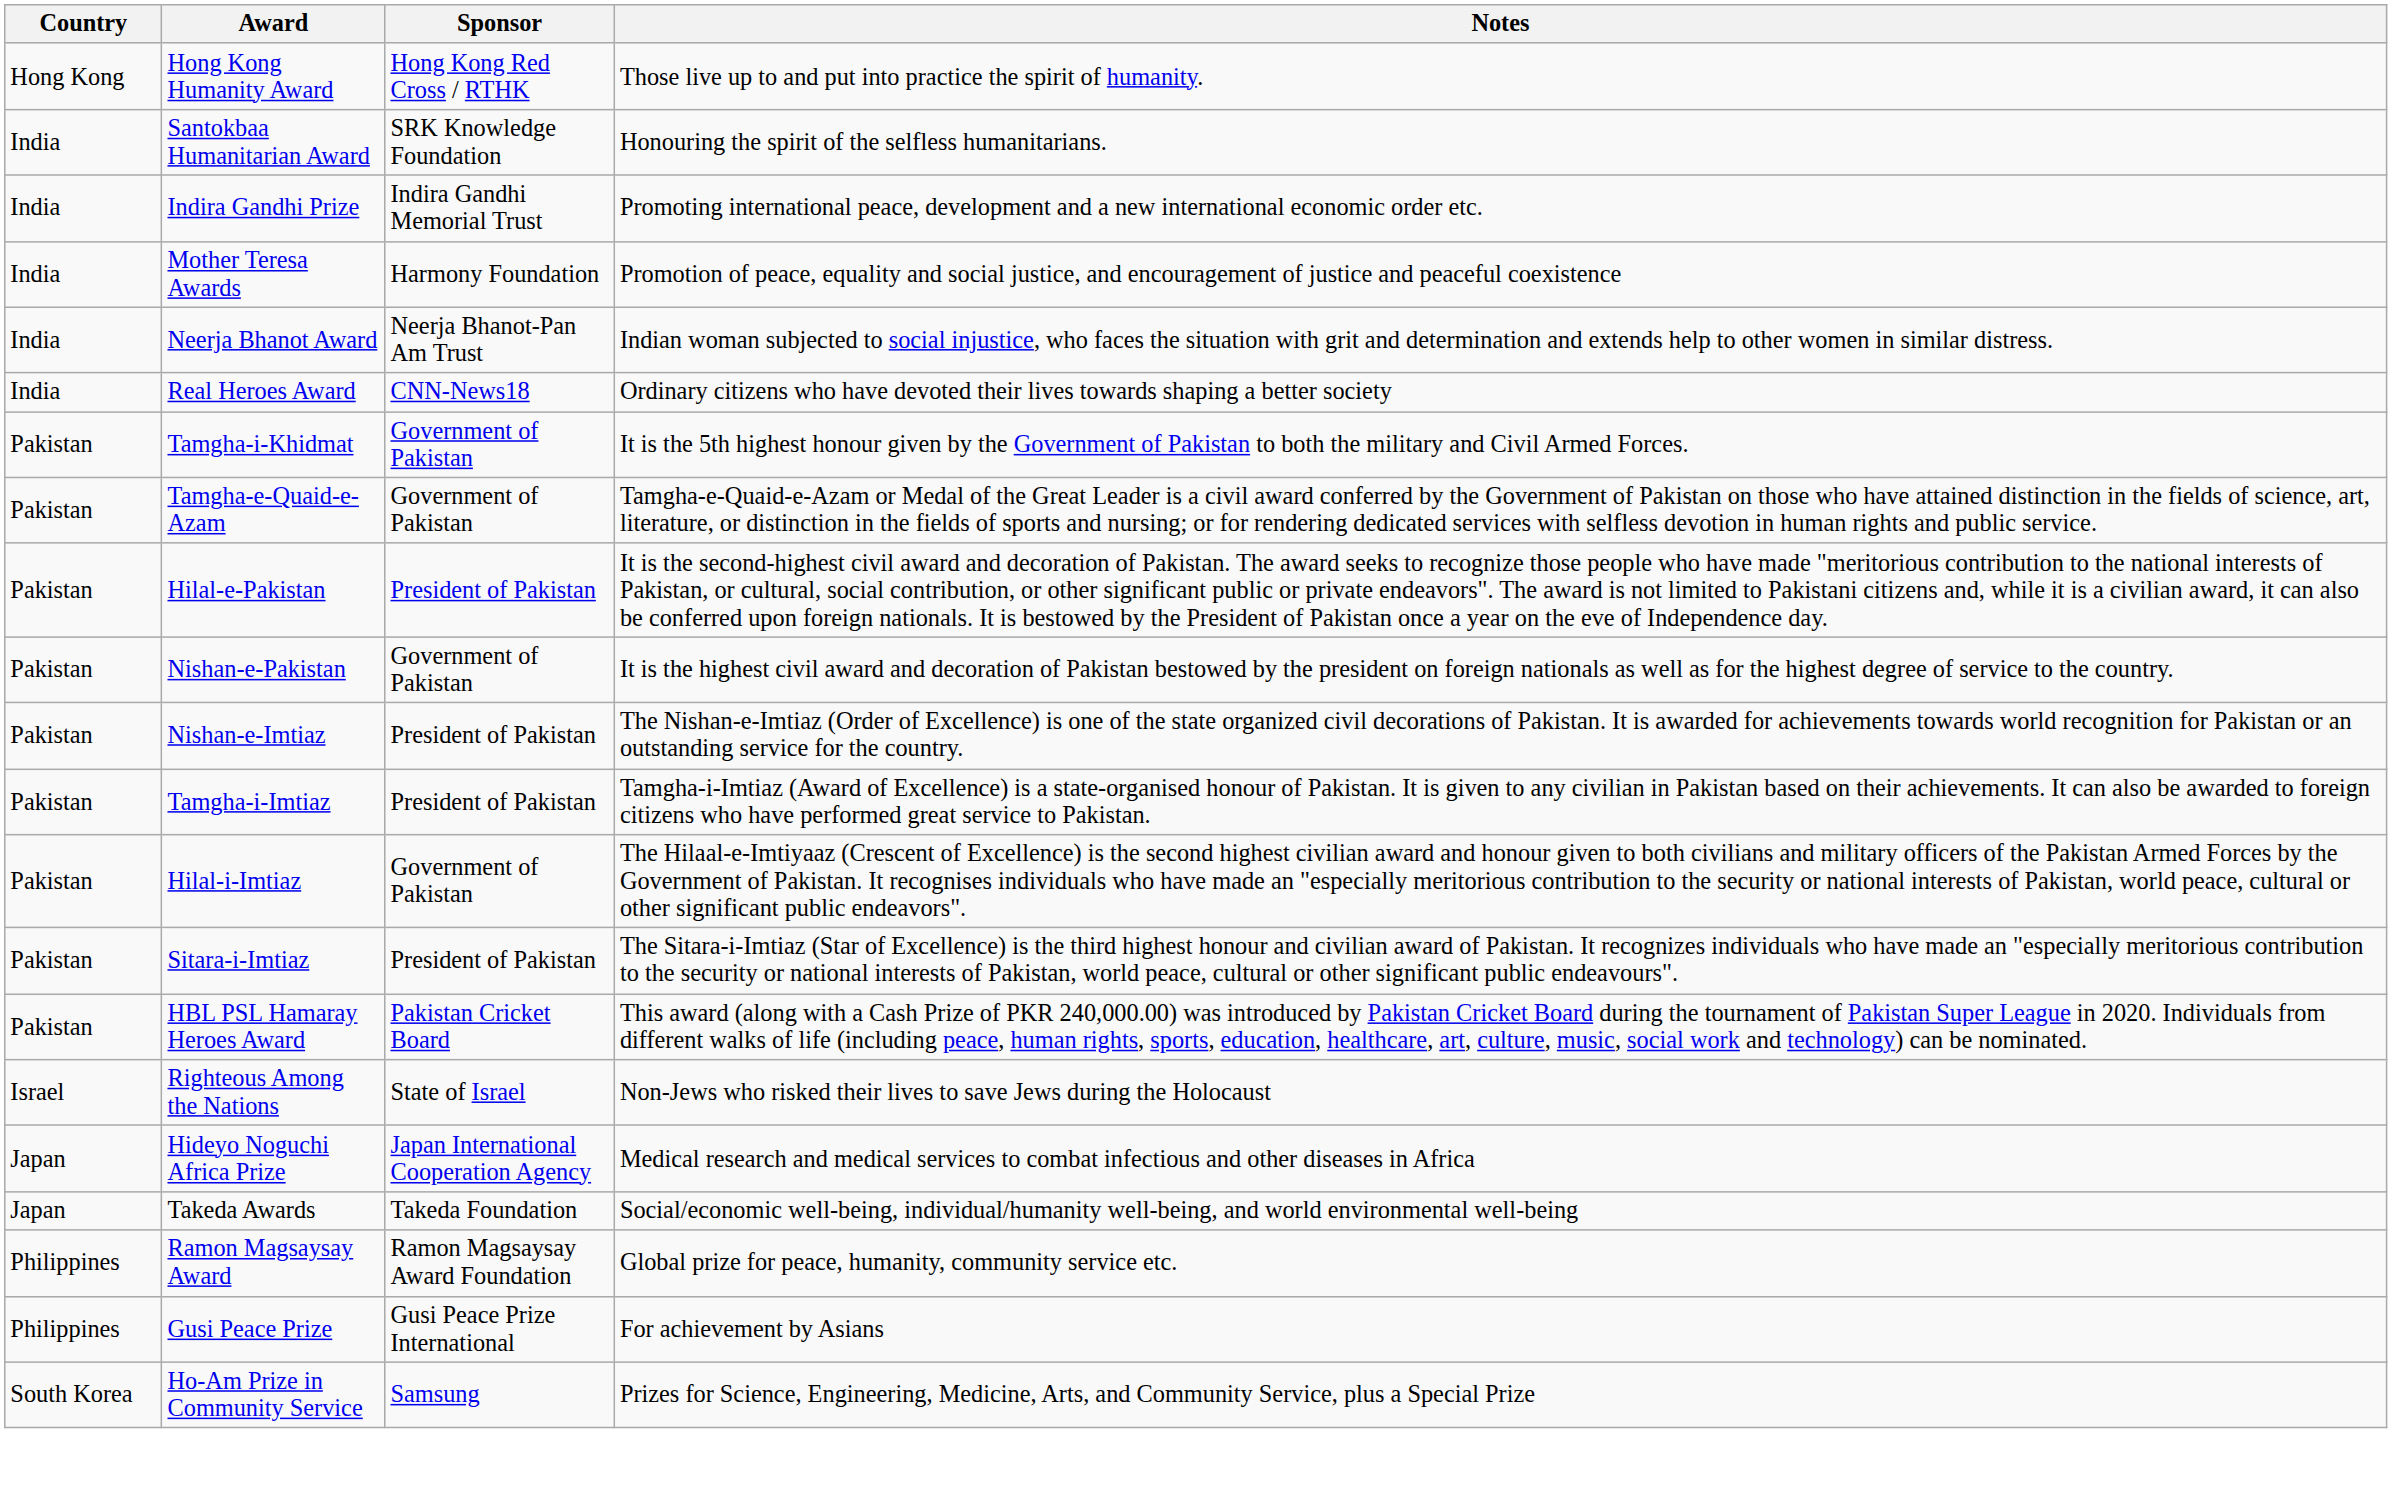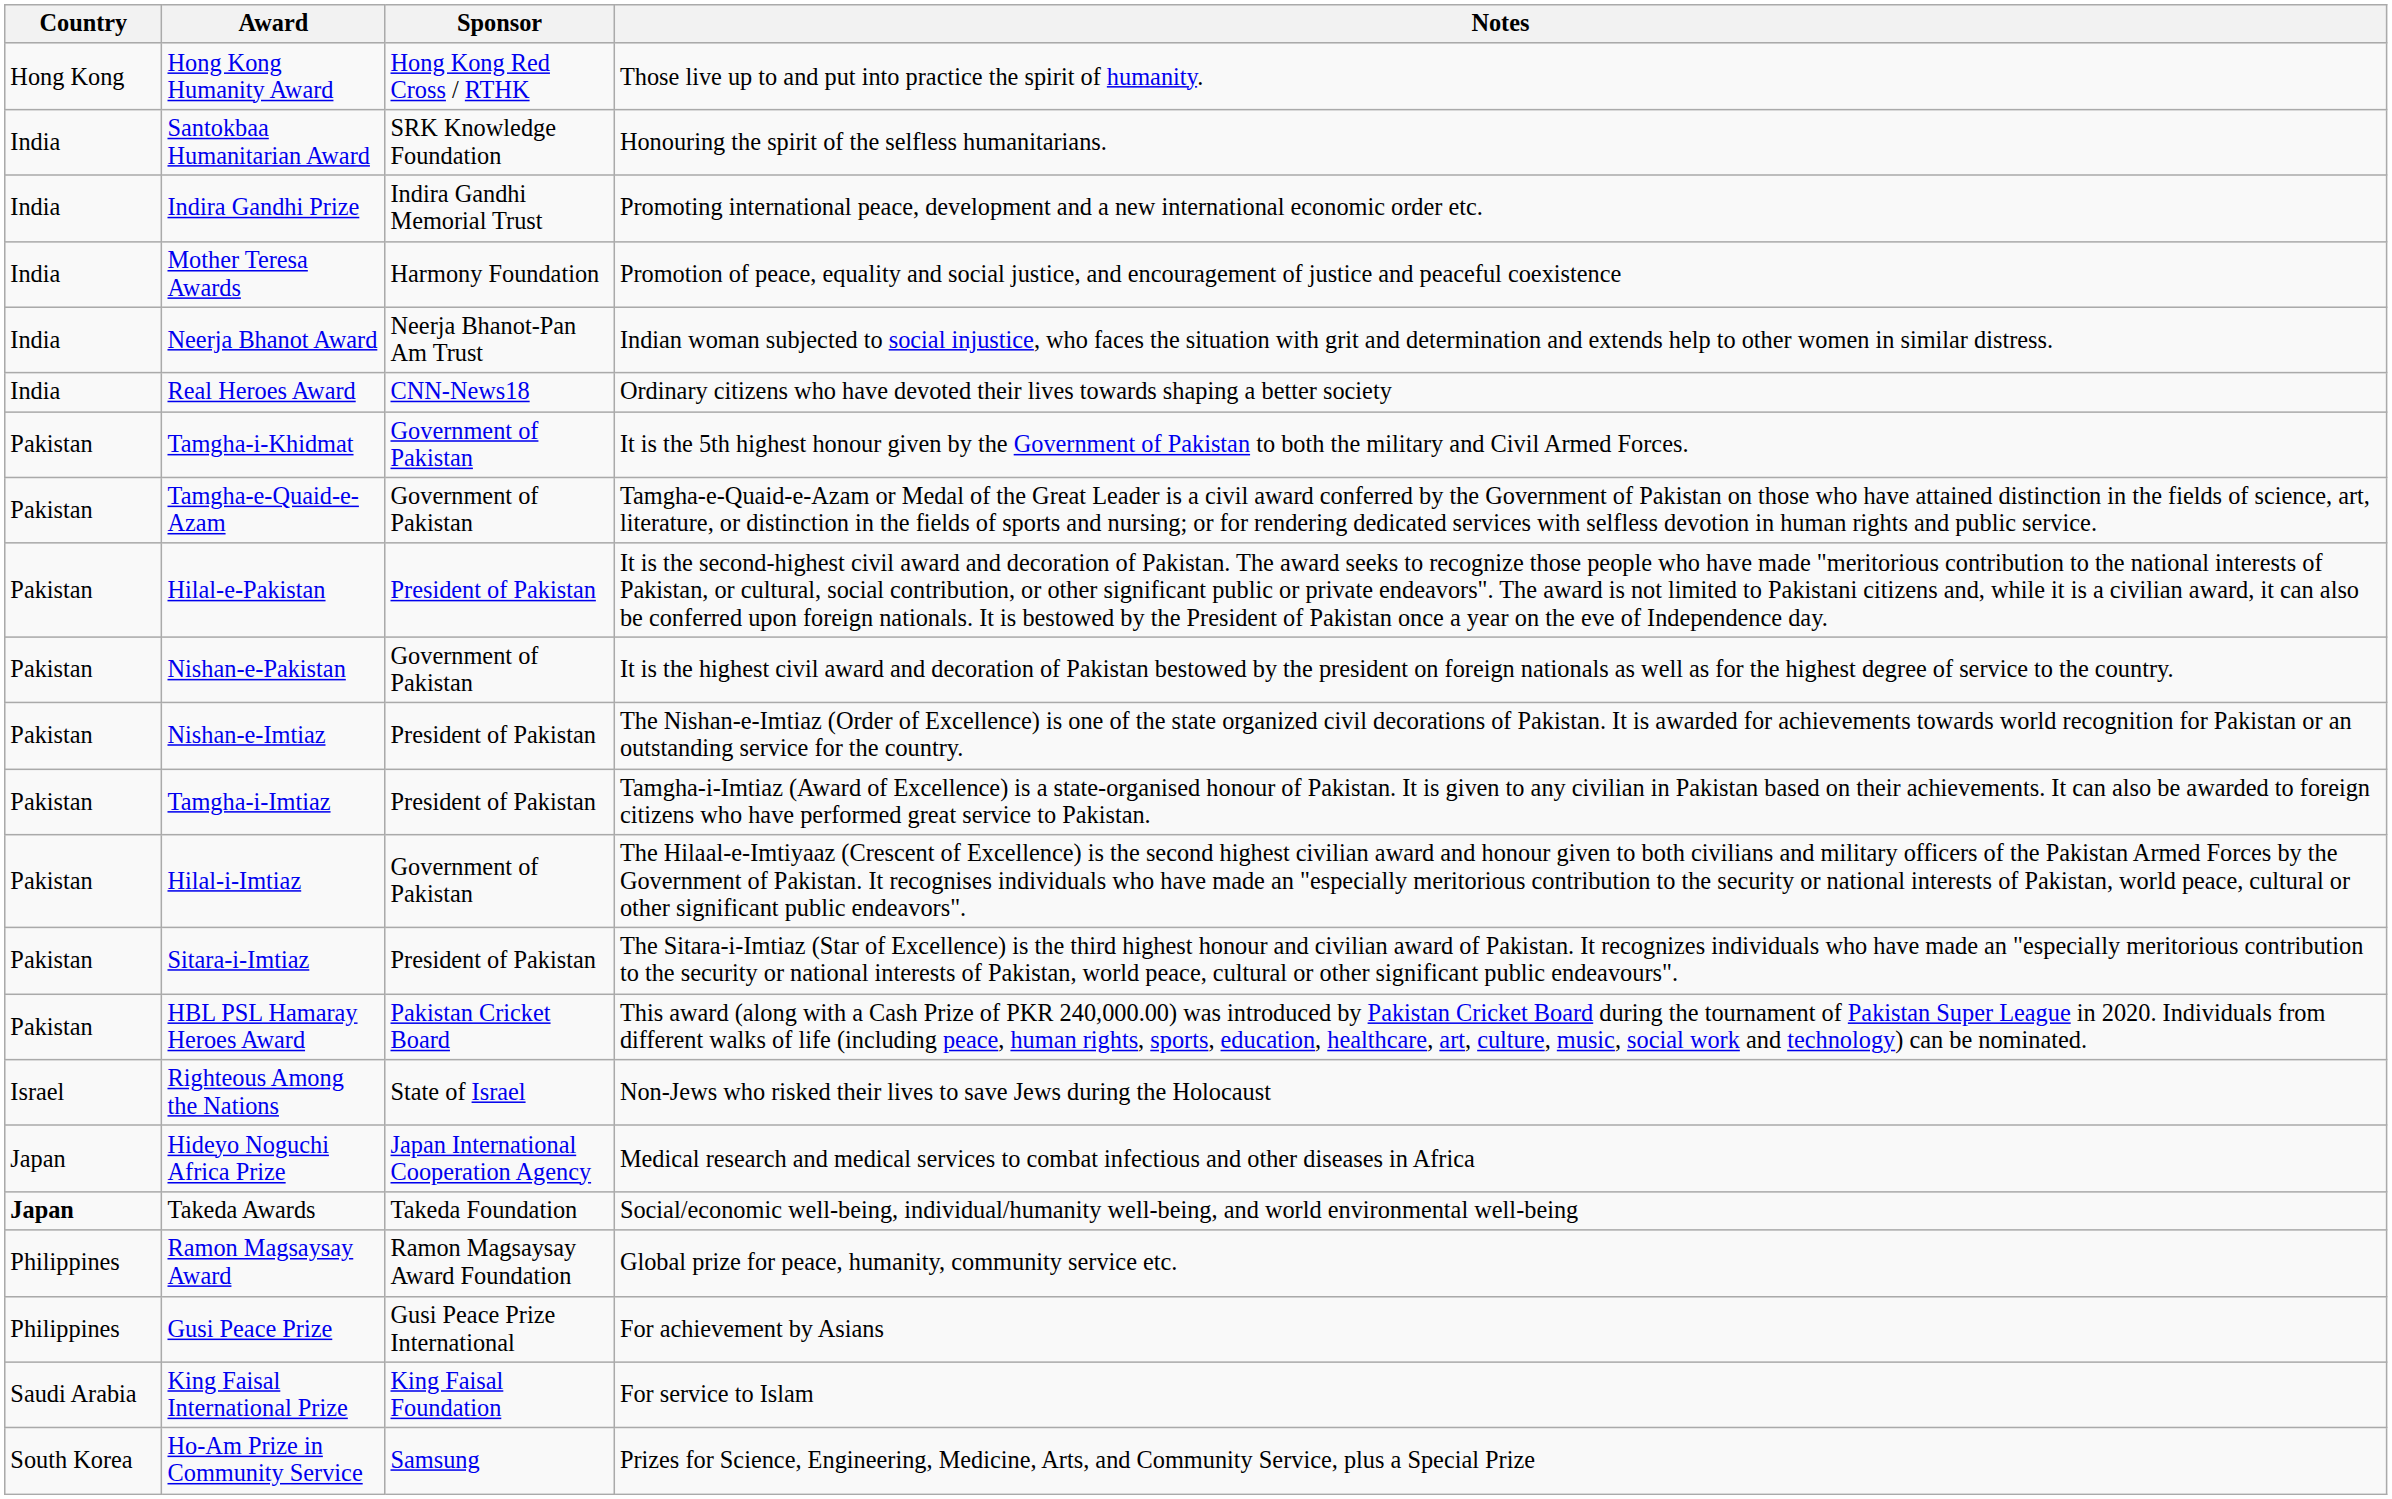(38, 1210) normal -> (42, 1210) bold
+ row: (258, 1394)
